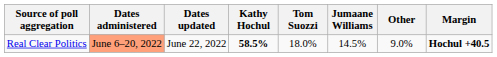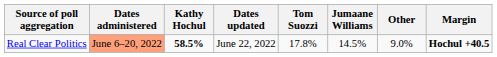columns swapped: (197, 19) <-> (253, 19)
(303, 43) 18.0% -> (303, 43) 17.8%
